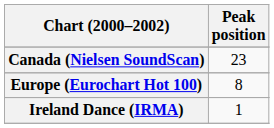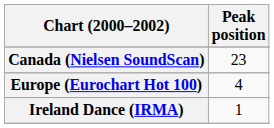(239, 85) 8 -> (239, 85) 4
